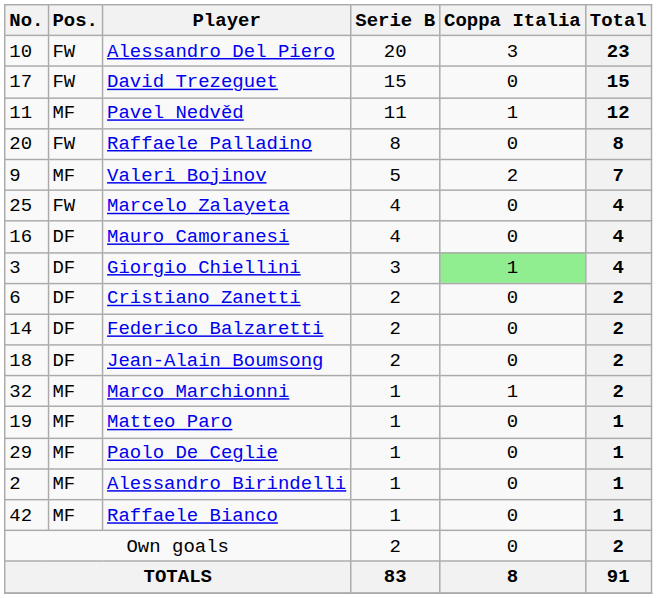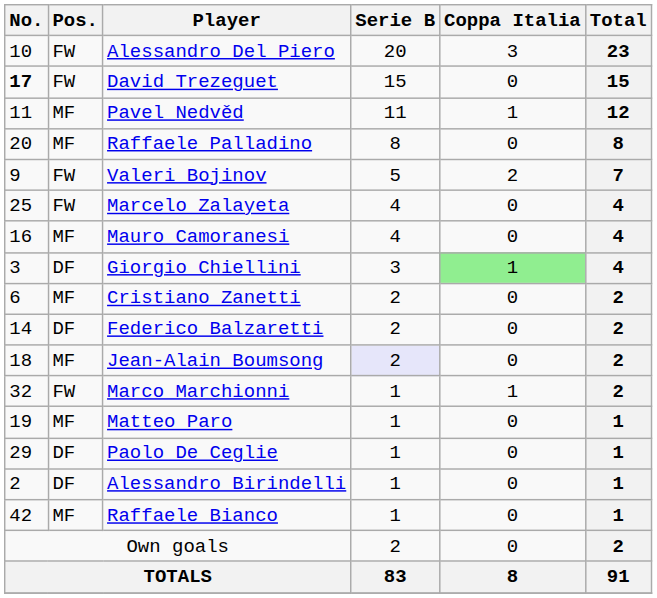(21, 82) normal -> (21, 82) bold
(64, 144) FW -> (64, 144) MF
(64, 175) MF -> (64, 175) FW
(64, 237) DF -> (64, 237) MF
(64, 299) DF -> (64, 299) MF
(64, 360) DF -> (64, 360) MF
(395, 360) no background -> (395, 360) lavender background
(64, 391) MF -> (64, 391) FW
(64, 453) MF -> (64, 453) DF
(64, 484) MF -> (64, 484) DF
